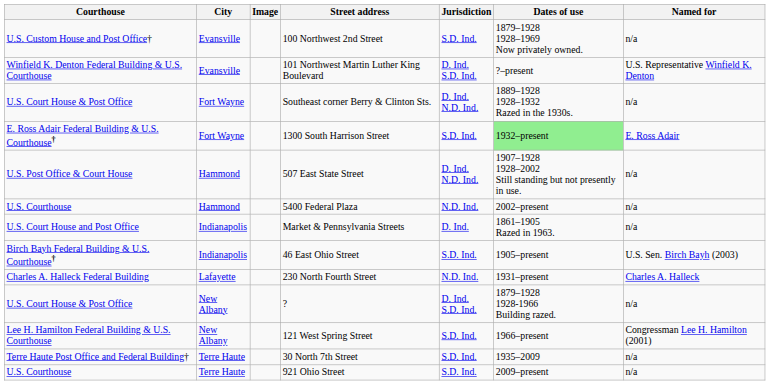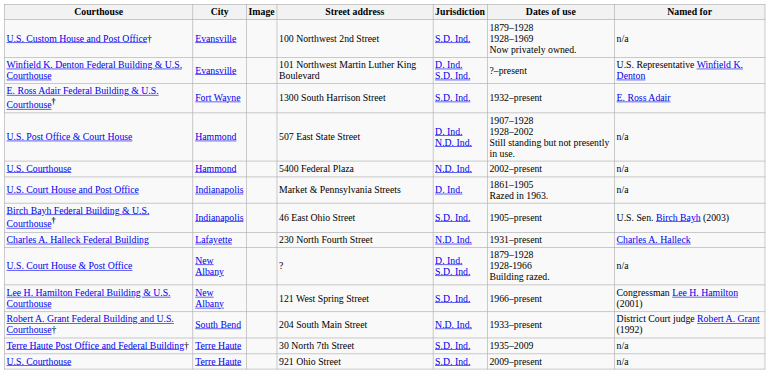- row: (357, 102)
(522, 135) lightgreen background -> (516, 98) no background
+ row: (323, 325)
